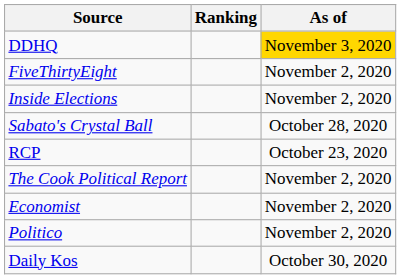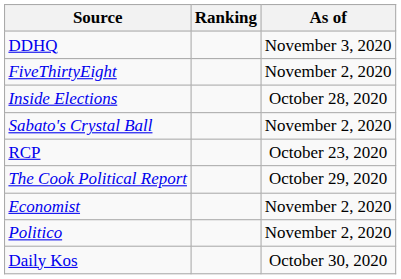(328, 44) gold background -> (328, 44) no background
(328, 98) November 2, 2020 -> (328, 98) October 28, 2020
(328, 125) October 28, 2020 -> (328, 125) November 2, 2020
(328, 179) November 2, 2020 -> (328, 179) October 29, 2020
